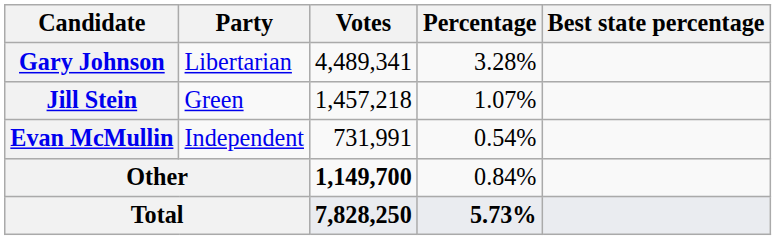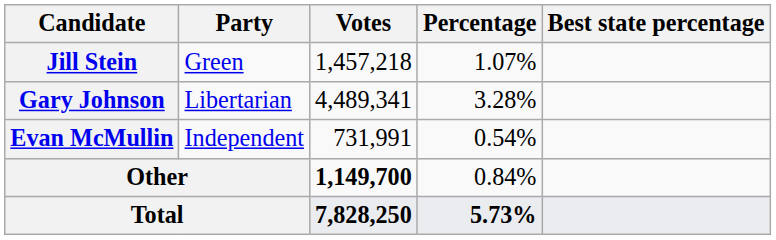rows swapped: (92, 61) <-> (92, 100)
